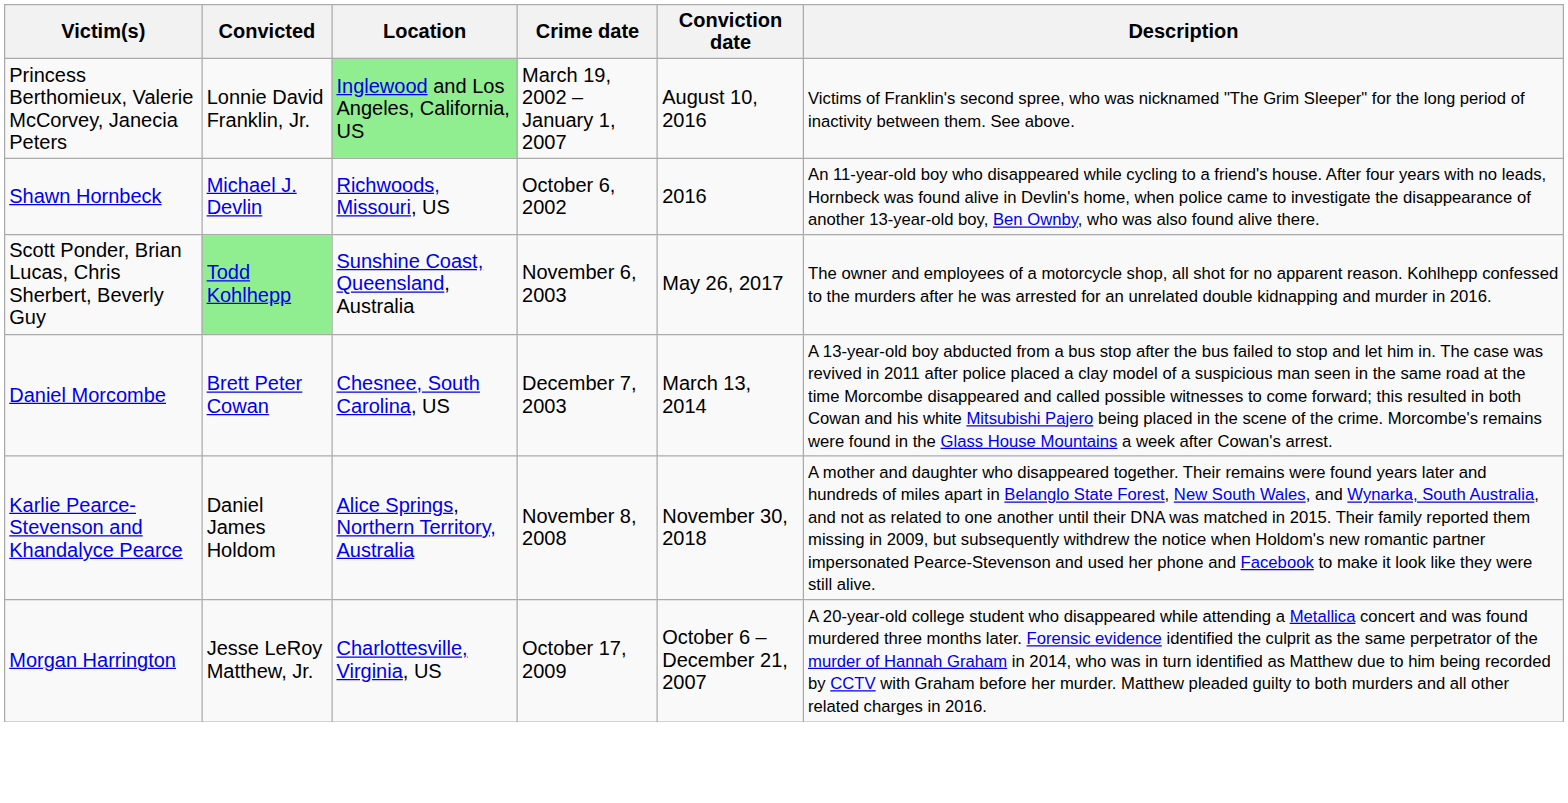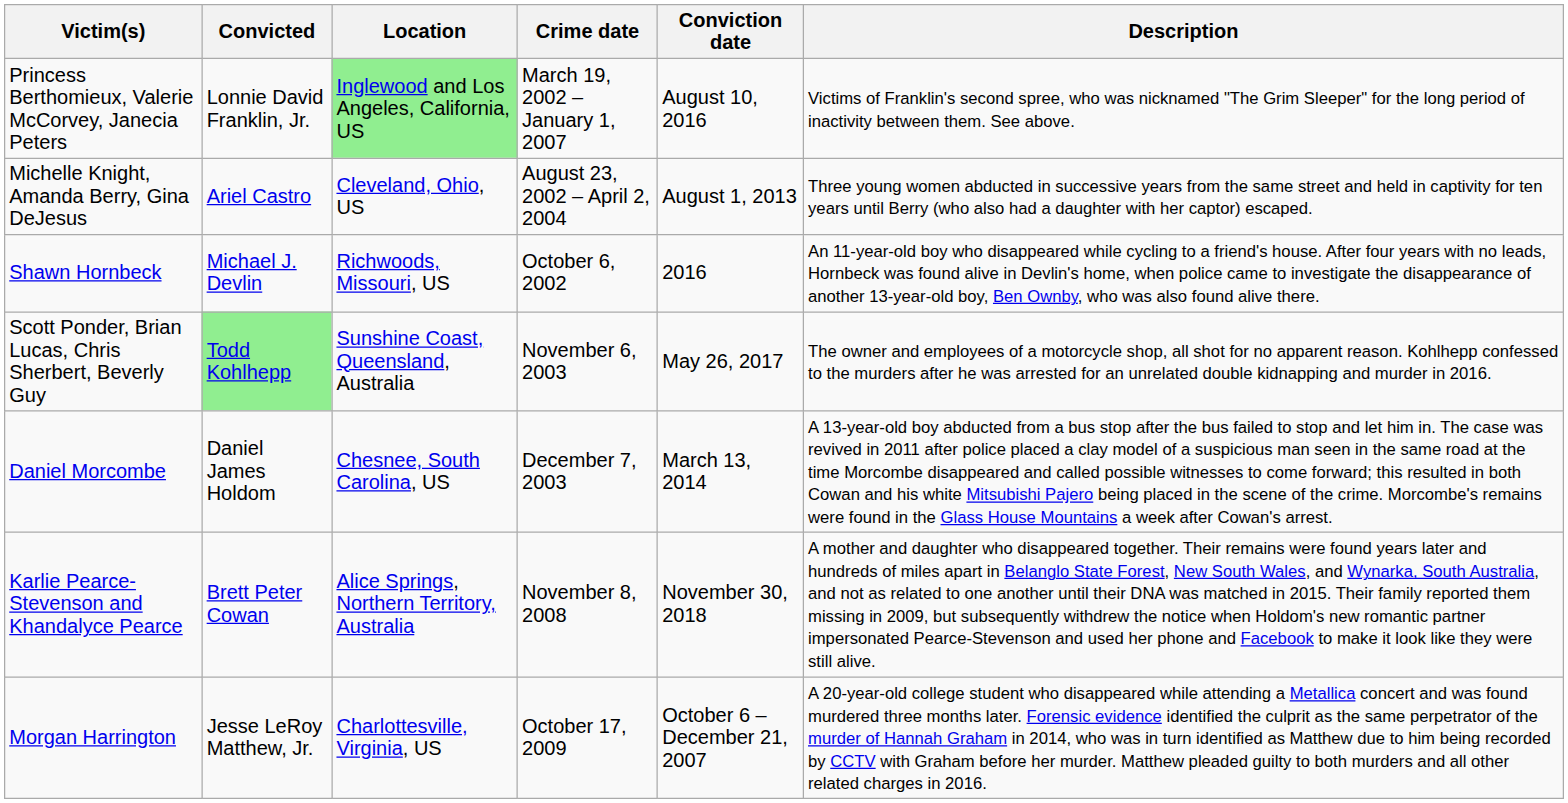+ row: (99, 196)
(254, 394) Brett Peter Cowan -> (241, 471) Daniel James Holdom
(241, 527) Daniel James Holdom -> (254, 604) Brett Peter Cowan
